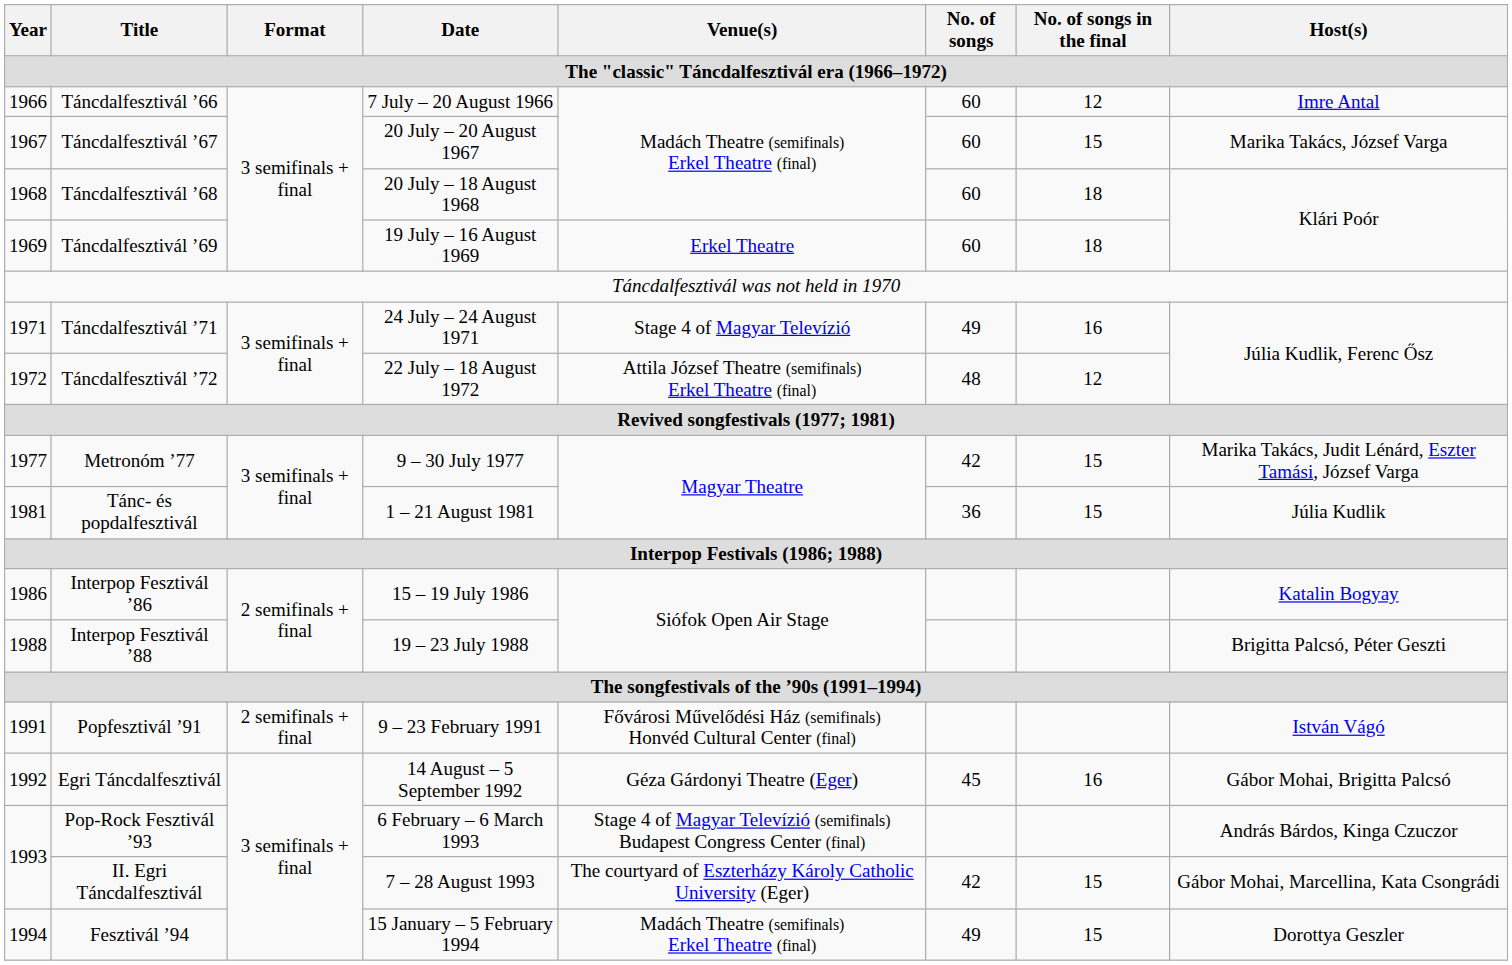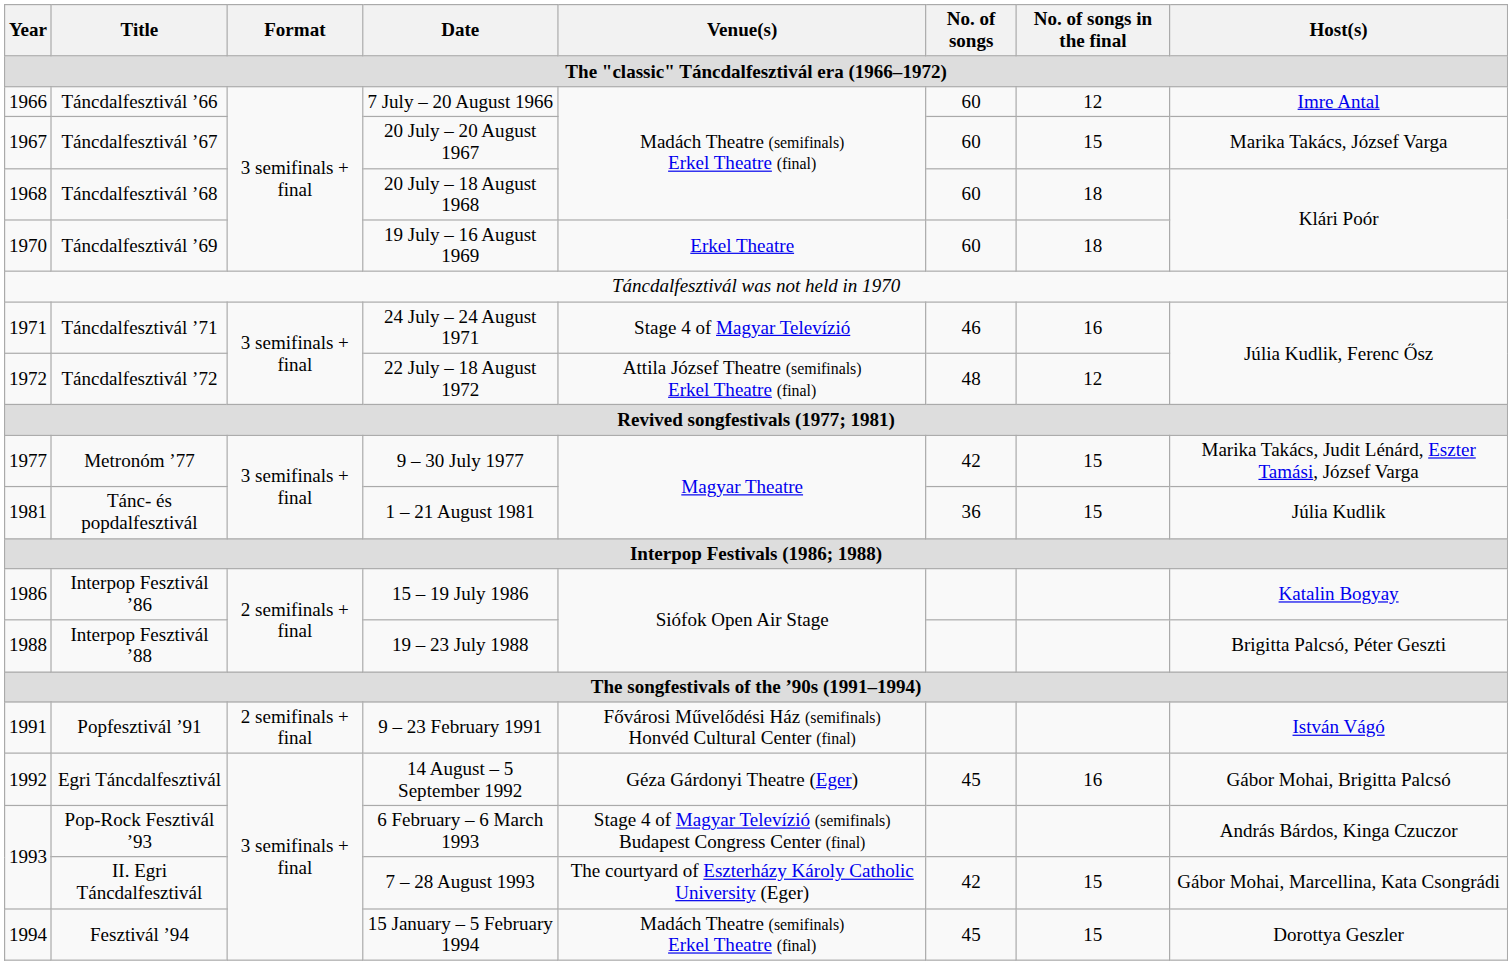(28, 245) 1969 -> (28, 245) 1970
(971, 327) 49 -> (971, 327) 46
(971, 934) 49 -> (971, 934) 45
